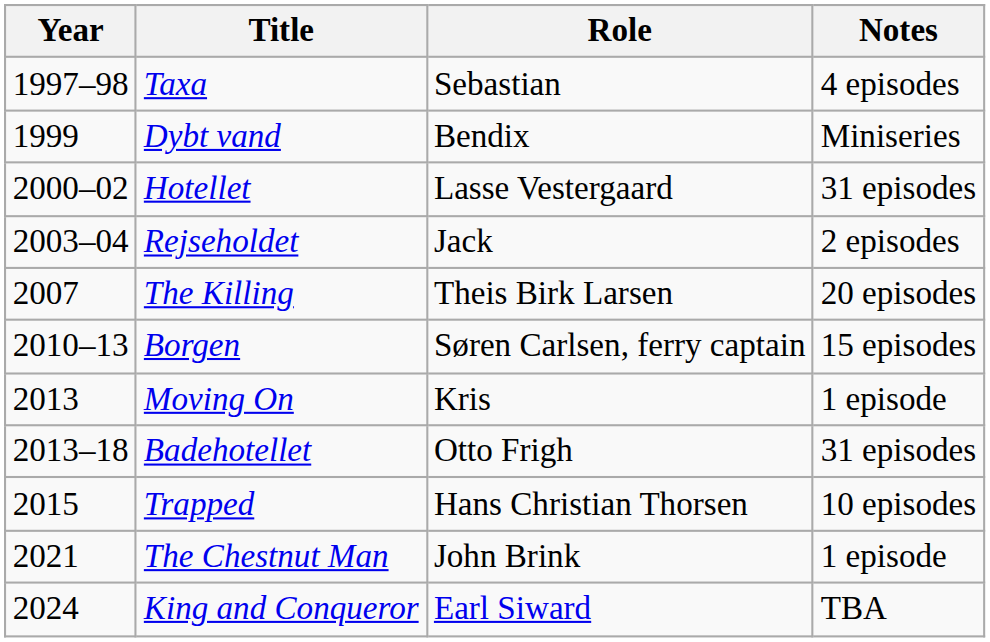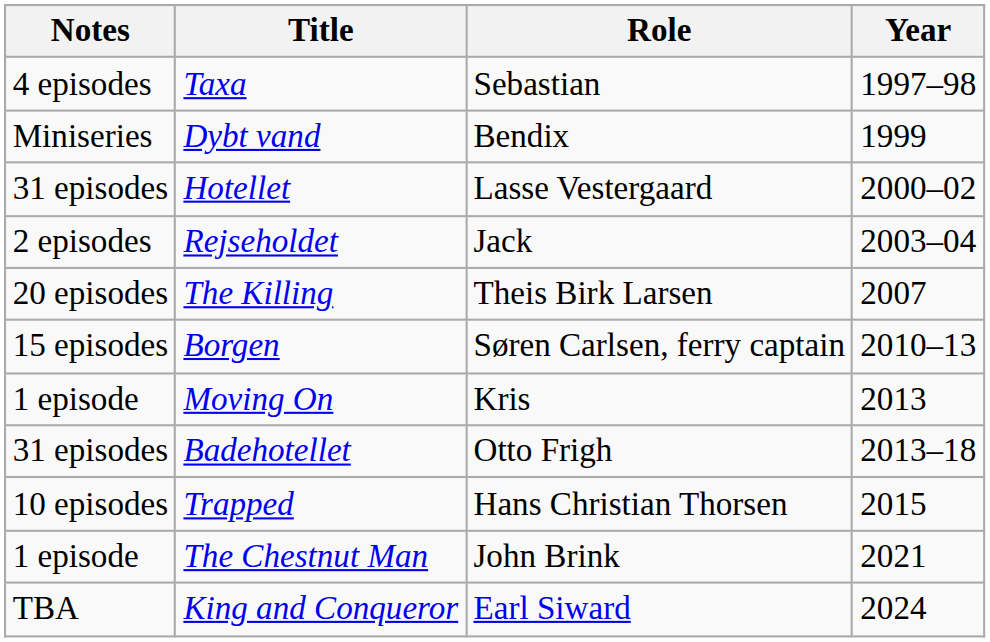columns swapped: (71, 30) <-> (898, 30)
